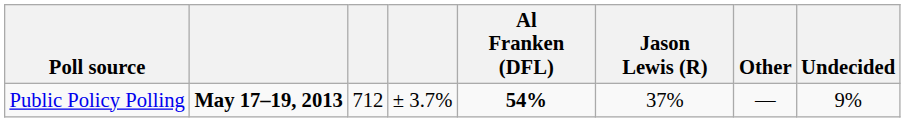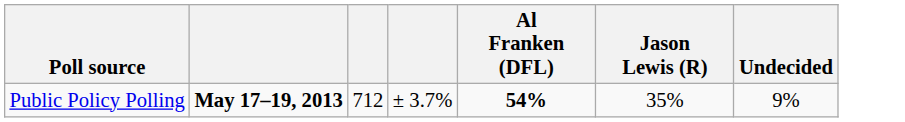- column: (765, 67)
(665, 100) 37% -> (665, 100) 35%
